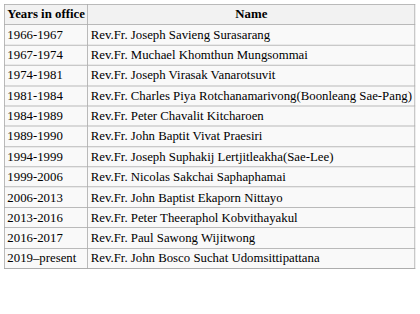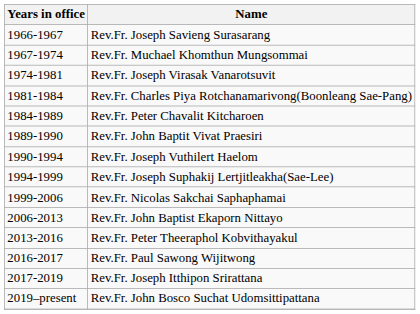+ row: (174, 156)
+ row: (177, 278)
